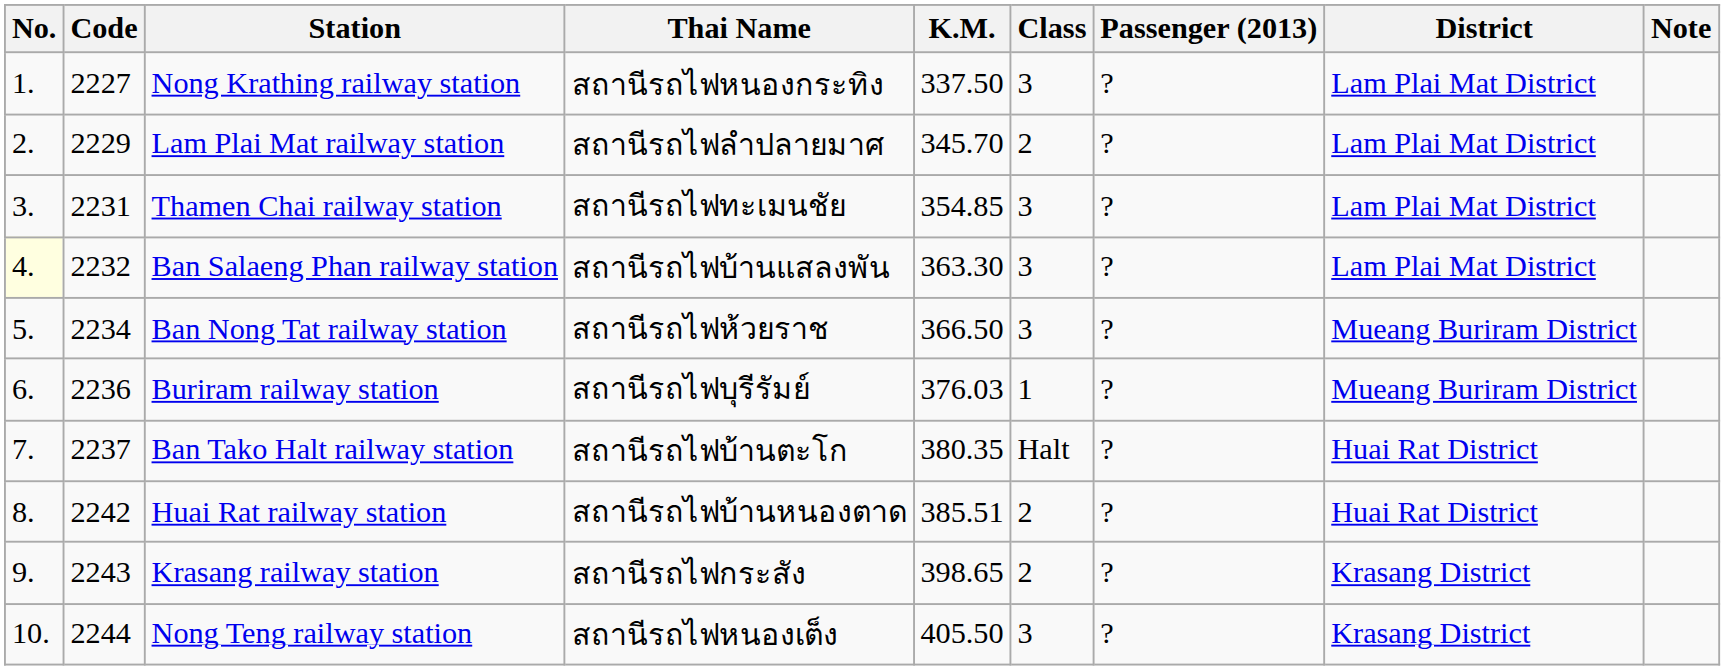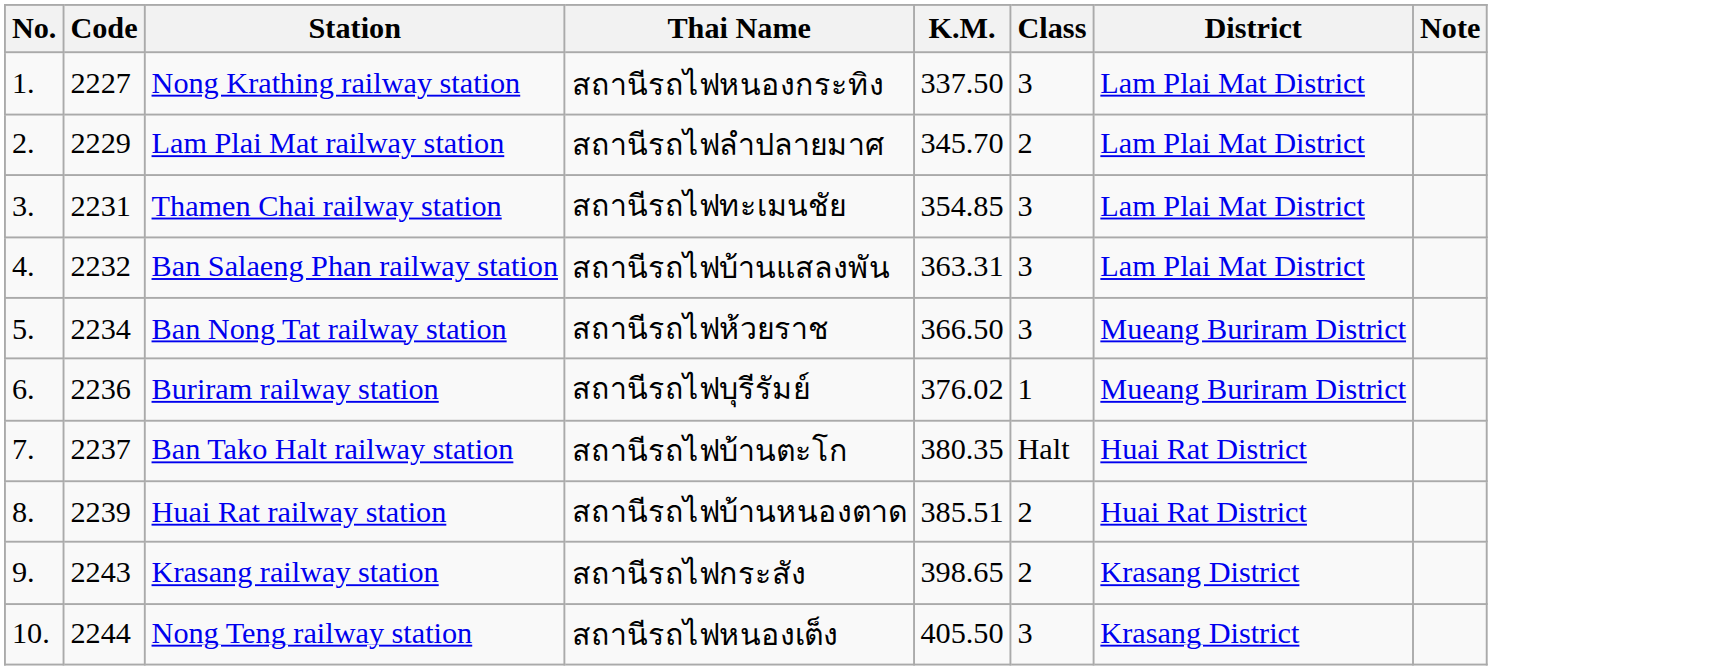- column: (1209, 28)
(23, 266) lightyellow background -> (23, 266) no background
(962, 266) 363.30 -> (962, 266) 363.31
(962, 388) 376.03 -> (962, 388) 376.02
(101, 511) 2242 -> (101, 511) 2239
